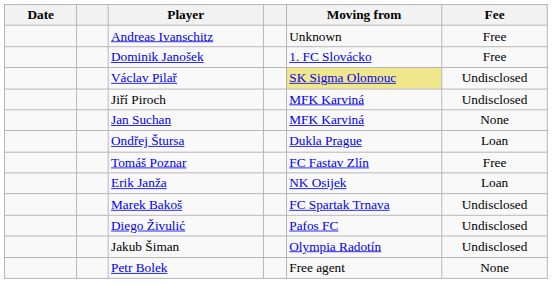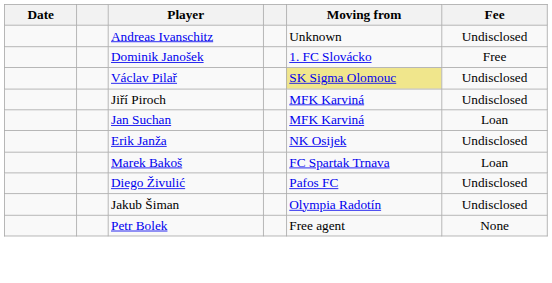(495, 36) Free -> (495, 36) Undisclosed
(495, 120) None -> (495, 120) Loan
- row: (148, 141)
- row: (149, 162)
(495, 183) Loan -> (495, 141) Undisclosed
(495, 204) Undisclosed -> (495, 162) Loan
